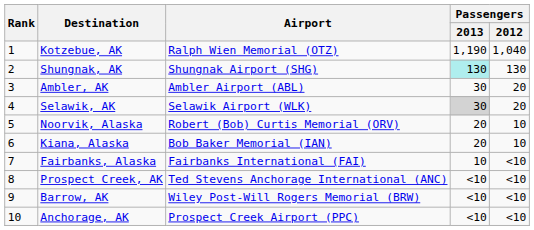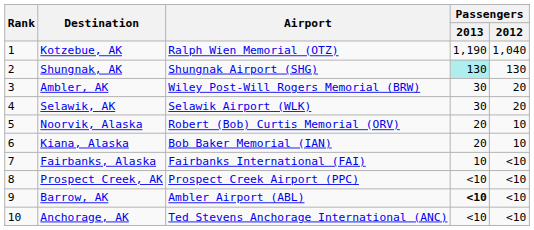(236, 87) Ambler Airport (ABL) -> (294, 87) Wiley Post-Will Rogers Memorial (BRW)
(480, 106) lightgrey background -> (480, 106) no background
(308, 180) Ted Stevens Anchorage International (ANC) -> (264, 180) Prospect Creek Airport (PPC)
(294, 198) Wiley Post-Will Rogers Memorial (BRW) -> (236, 198) Ambler Airport (ABL)
(477, 198) normal -> (477, 198) bold
(264, 216) Prospect Creek Airport (PPC) -> (308, 216) Ted Stevens Anchorage International (ANC)
